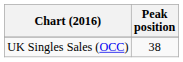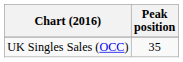(155, 47) 38 -> (155, 47) 35
